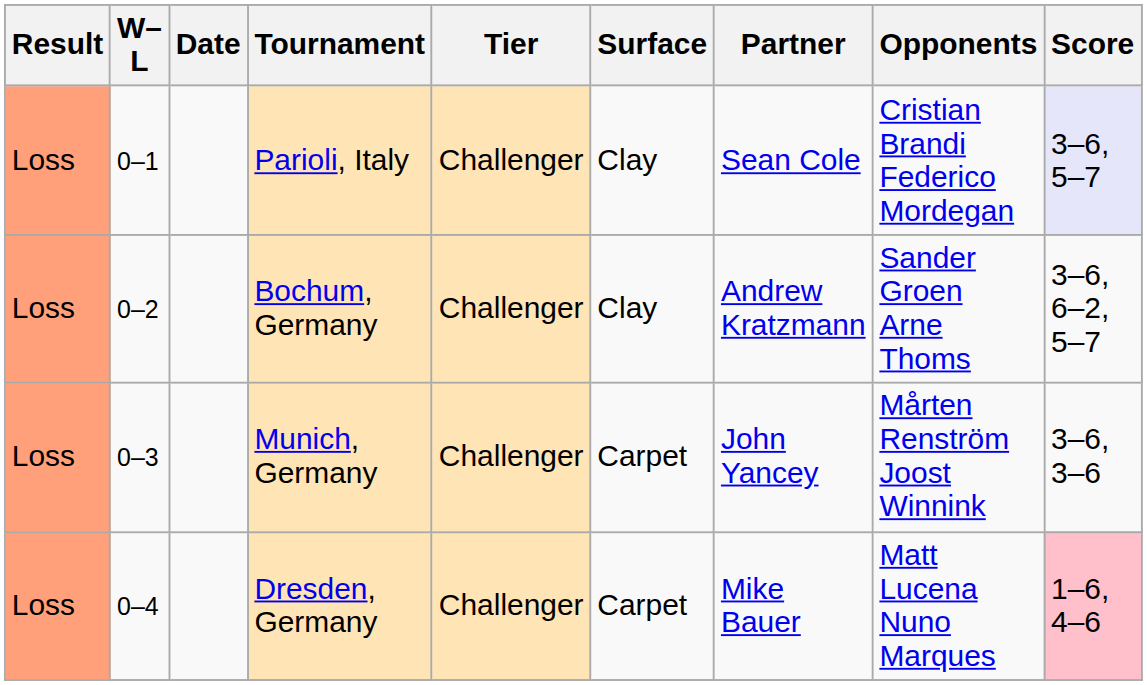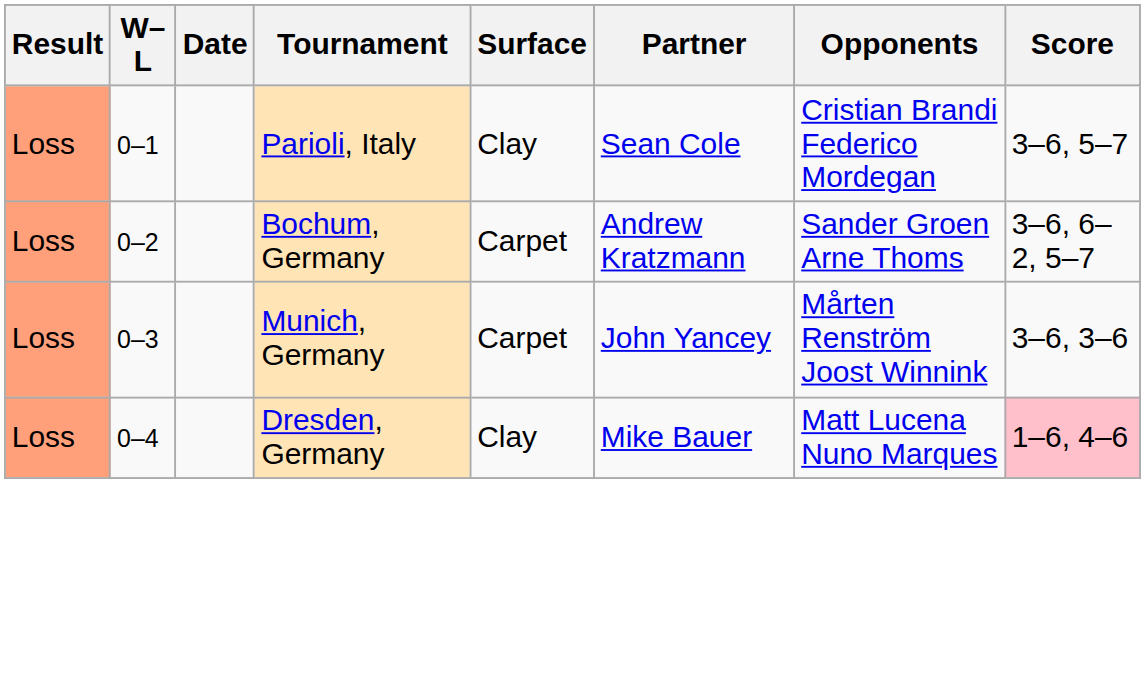- column: (511, 45)
(1080, 159) lavender background -> (1070, 142) no background
(627, 308) Clay -> (522, 240) Carpet
(642, 605) Carpet -> (507, 436) Clay
